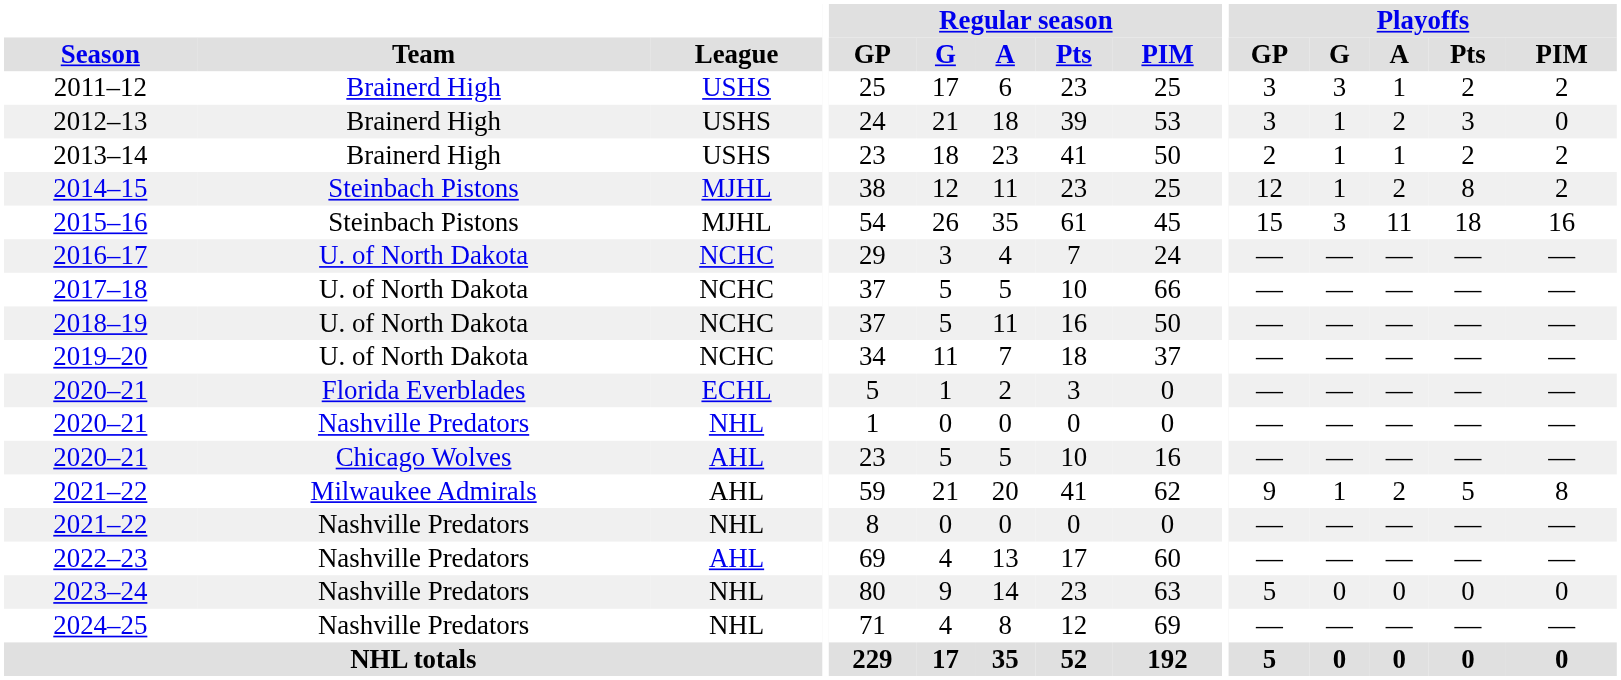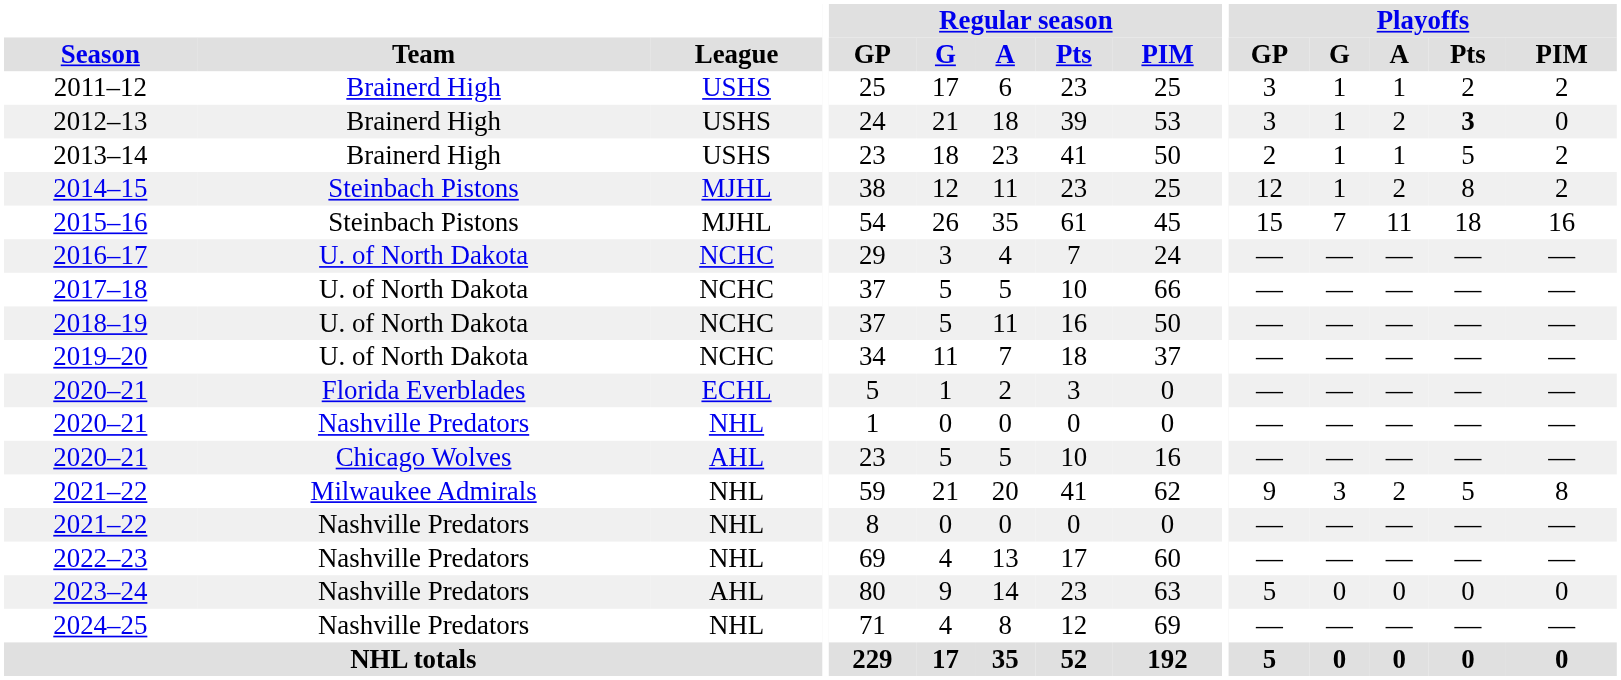(1339, 87) 3 -> (1339, 87) 1
(1468, 121) normal -> (1468, 121) bold
(1468, 154) 2 -> (1468, 154) 5
(1339, 222) 3 -> (1339, 222) 7
(737, 490) AHL -> (737, 490) NHL
(1339, 490) 1 -> (1339, 490) 3
(737, 558) AHL -> (737, 558) NHL
(737, 591) NHL -> (737, 591) AHL
